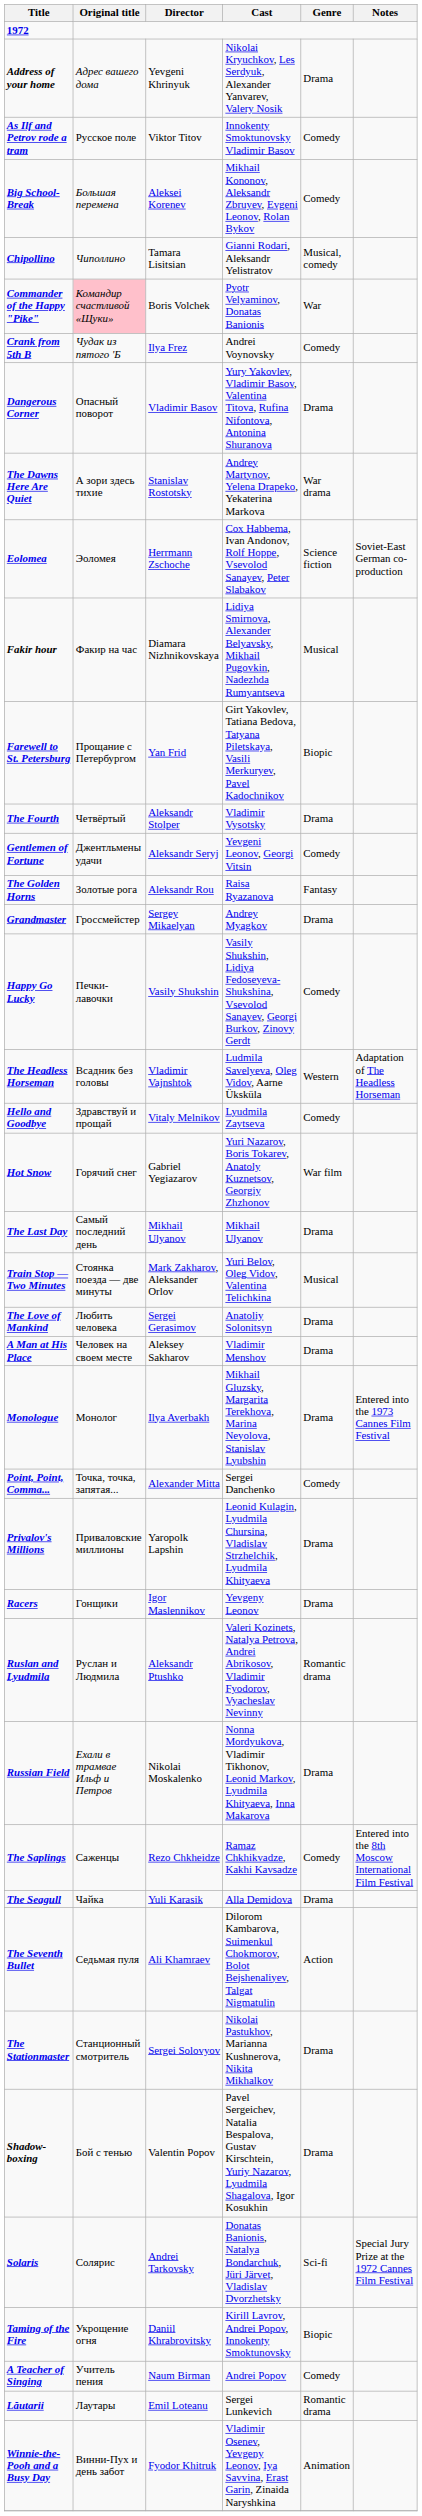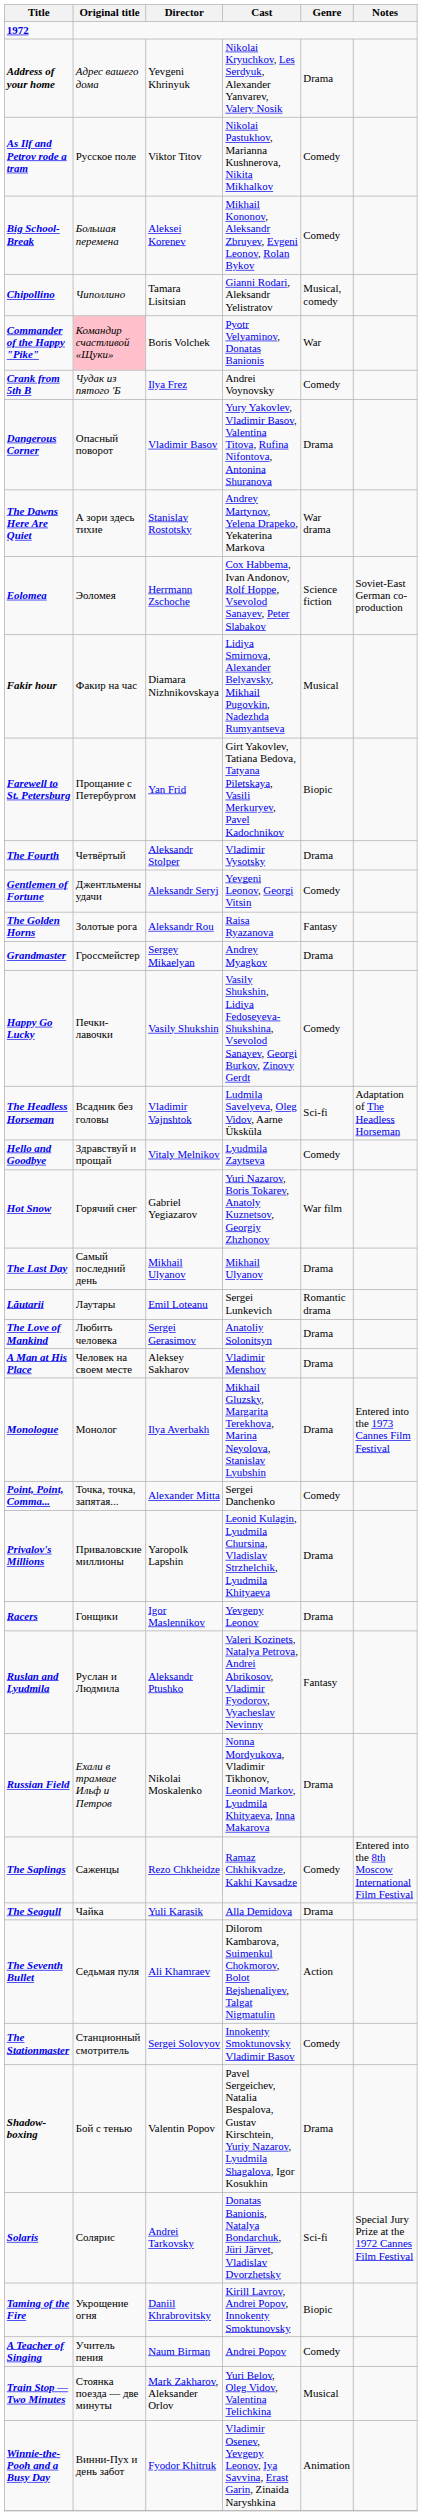(260, 138) Innokenty Smoktunovsky Vladimir Basov -> (253, 156) Nikolai Pastukhov, Marianna Kushnerova, Nikita Mikhalkov
(321, 1076) Western -> (315, 1113) Sci-fi
rows swapped: (25, 2405) <-> (37, 1280)
(325, 1670) Romantic drama -> (320, 1682) Fantasy
(253, 2050) Nikolai Pastukhov, Marianna Kushnerova, Nikita Mikhalkov -> (260, 2044) Innokenty Smoktunovsky Vladimir Basov
(318, 2050) Drama -> (322, 2044) Comedy
